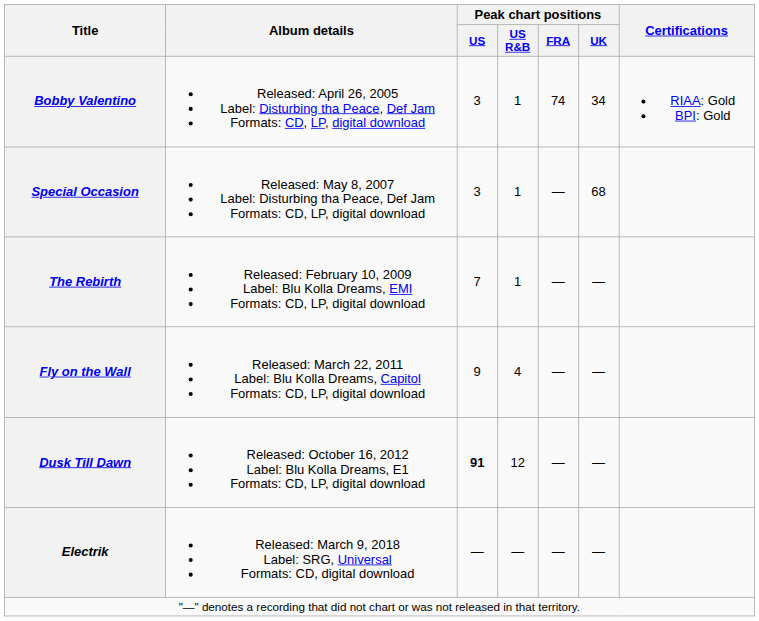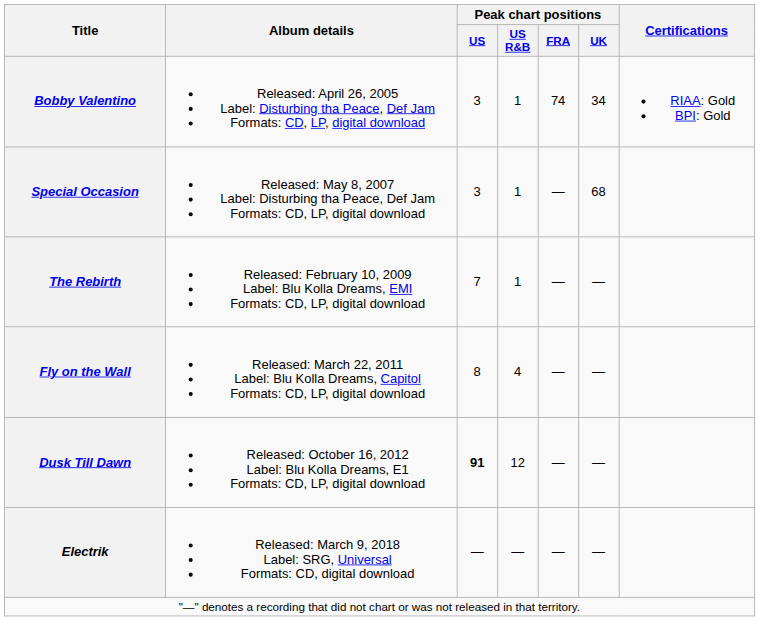(477, 372) 9 -> (477, 372) 8
